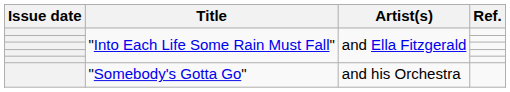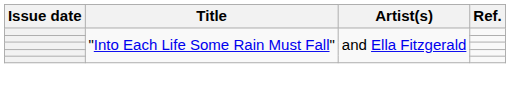- row: (168, 74)
